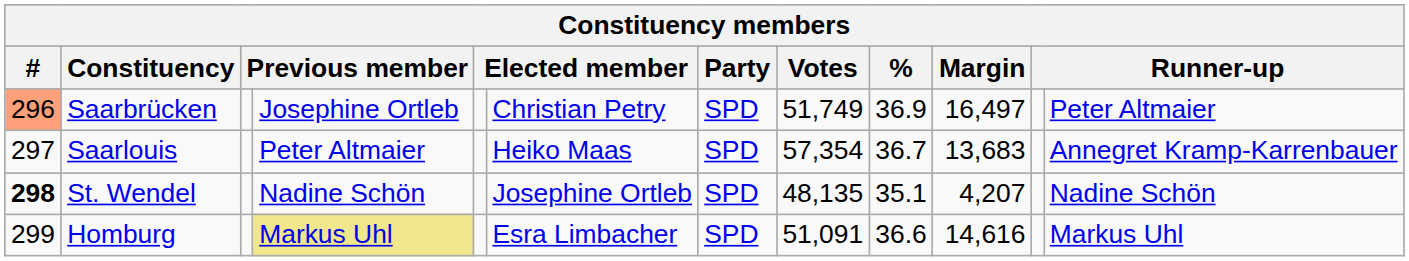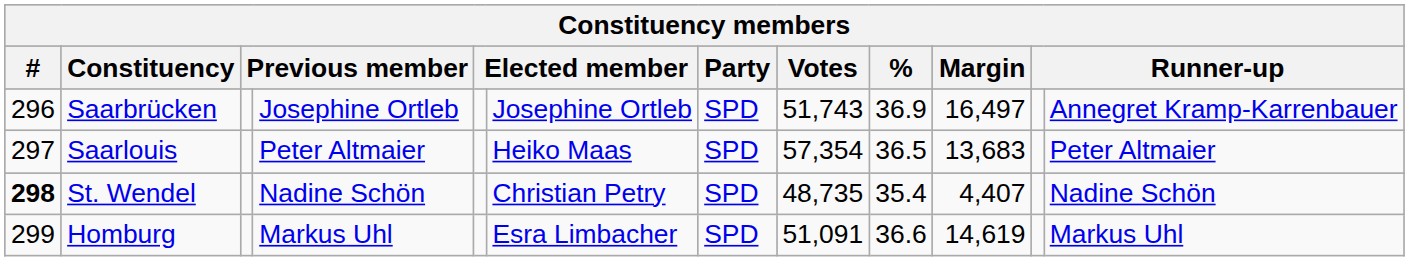(33, 109) lightsalmon background -> (33, 109) no background
(579, 109) Christian Petry -> (592, 109) Josephine Ortleb
(823, 109) 51,749 -> (823, 109) 51,743
(1133, 109) Peter Altmaier -> (1224, 109) Annegret Kramp-Karrenbauer
(901, 151) 36.7 -> (901, 151) 36.5
(1224, 151) Annegret Kramp-Karrenbauer -> (1133, 151) Peter Altmaier
(592, 192) Josephine Ortleb -> (579, 192) Christian Petry
(823, 192) 48,135 -> (823, 192) 48,735
(901, 192) 35.1 -> (901, 192) 35.4
(992, 192) 4,207 -> (992, 192) 4,407
(326, 234) khaki background -> (326, 234) no background
(985, 234) 14,616 -> (985, 234) 14,619
